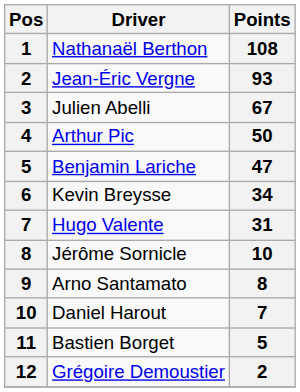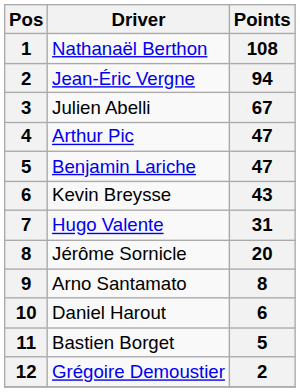(262, 78) 93 -> (262, 78) 94
(262, 136) 50 -> (262, 136) 47
(262, 195) 34 -> (262, 195) 43
(262, 254) 10 -> (262, 254) 20
(262, 313) 7 -> (262, 313) 6
